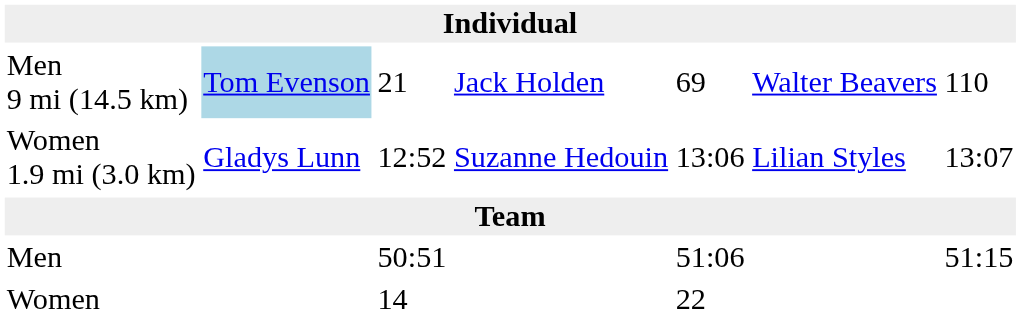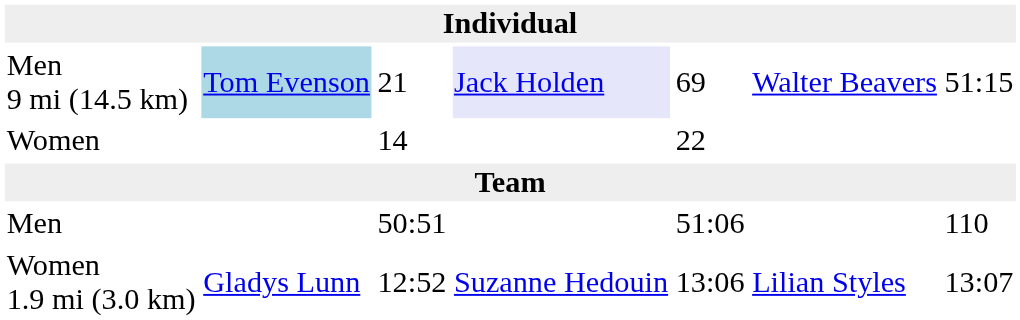(529, 81) no background -> (529, 81) lavender background
(967, 81) 110 -> (979, 81) 51:15
rows swapped: (101, 157) <-> (53, 299)
(979, 257) 51:15 -> (967, 223) 110
